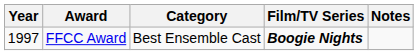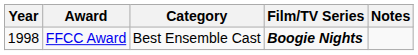(23, 38) 1997 -> (23, 38) 1998
